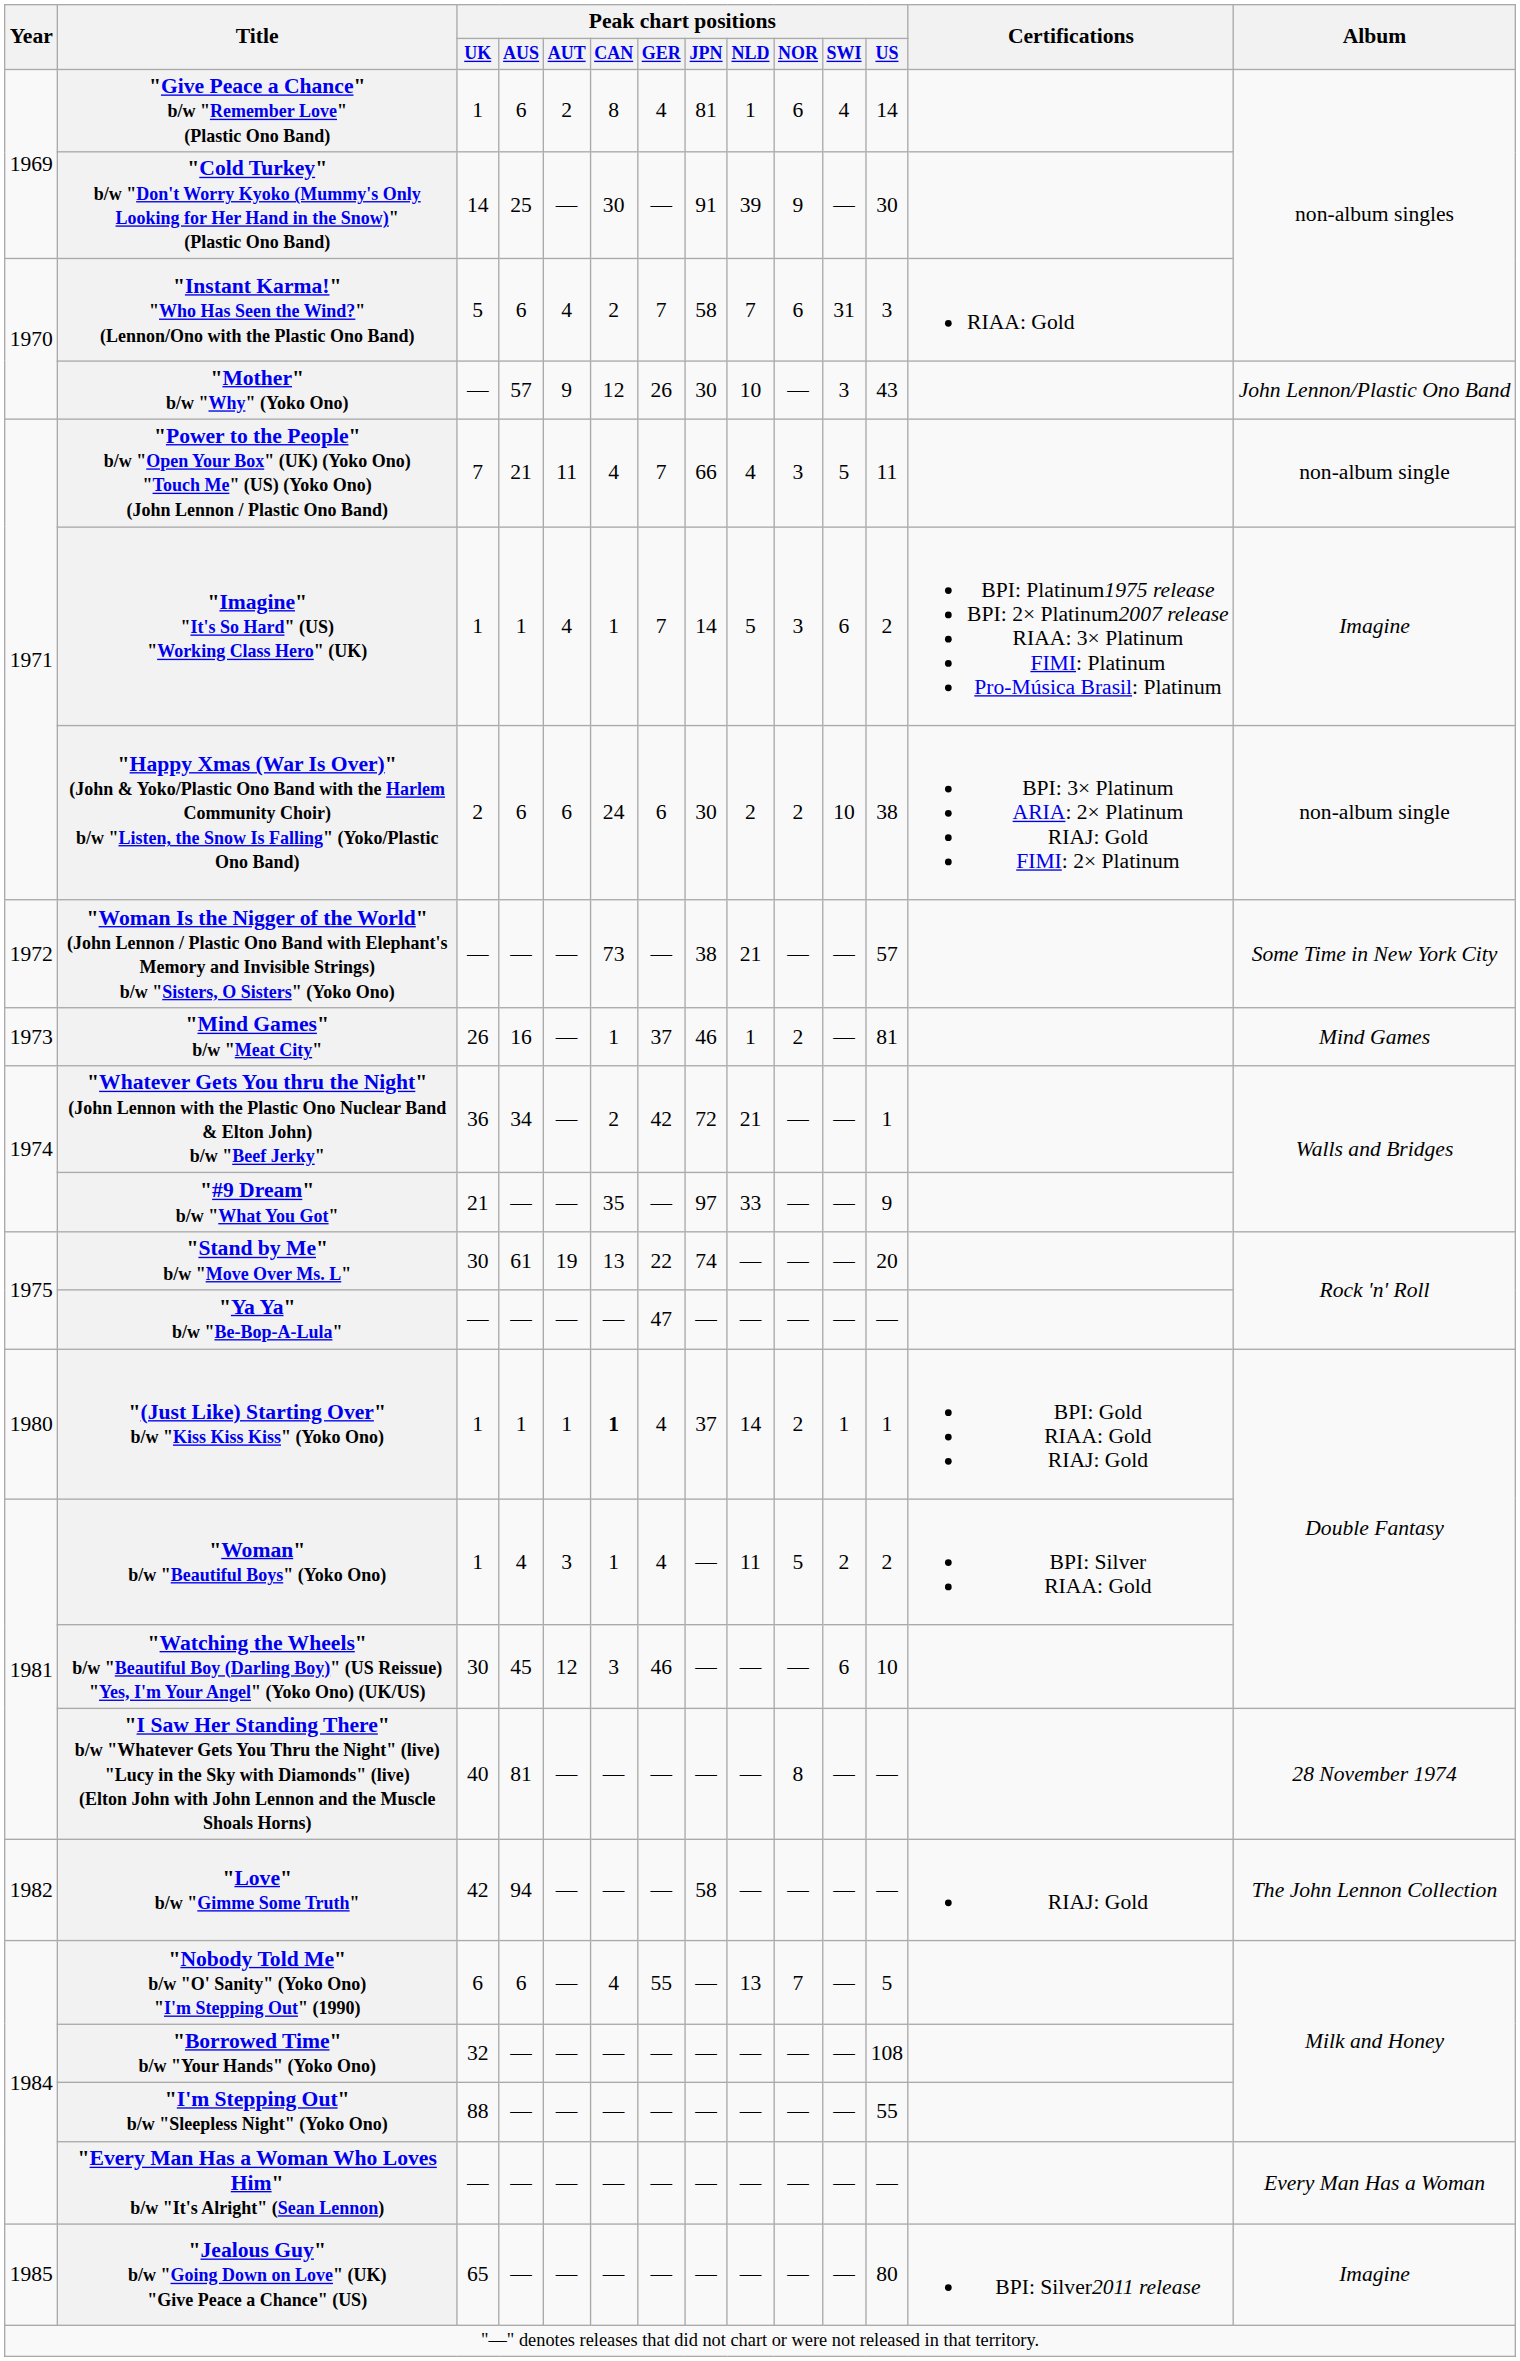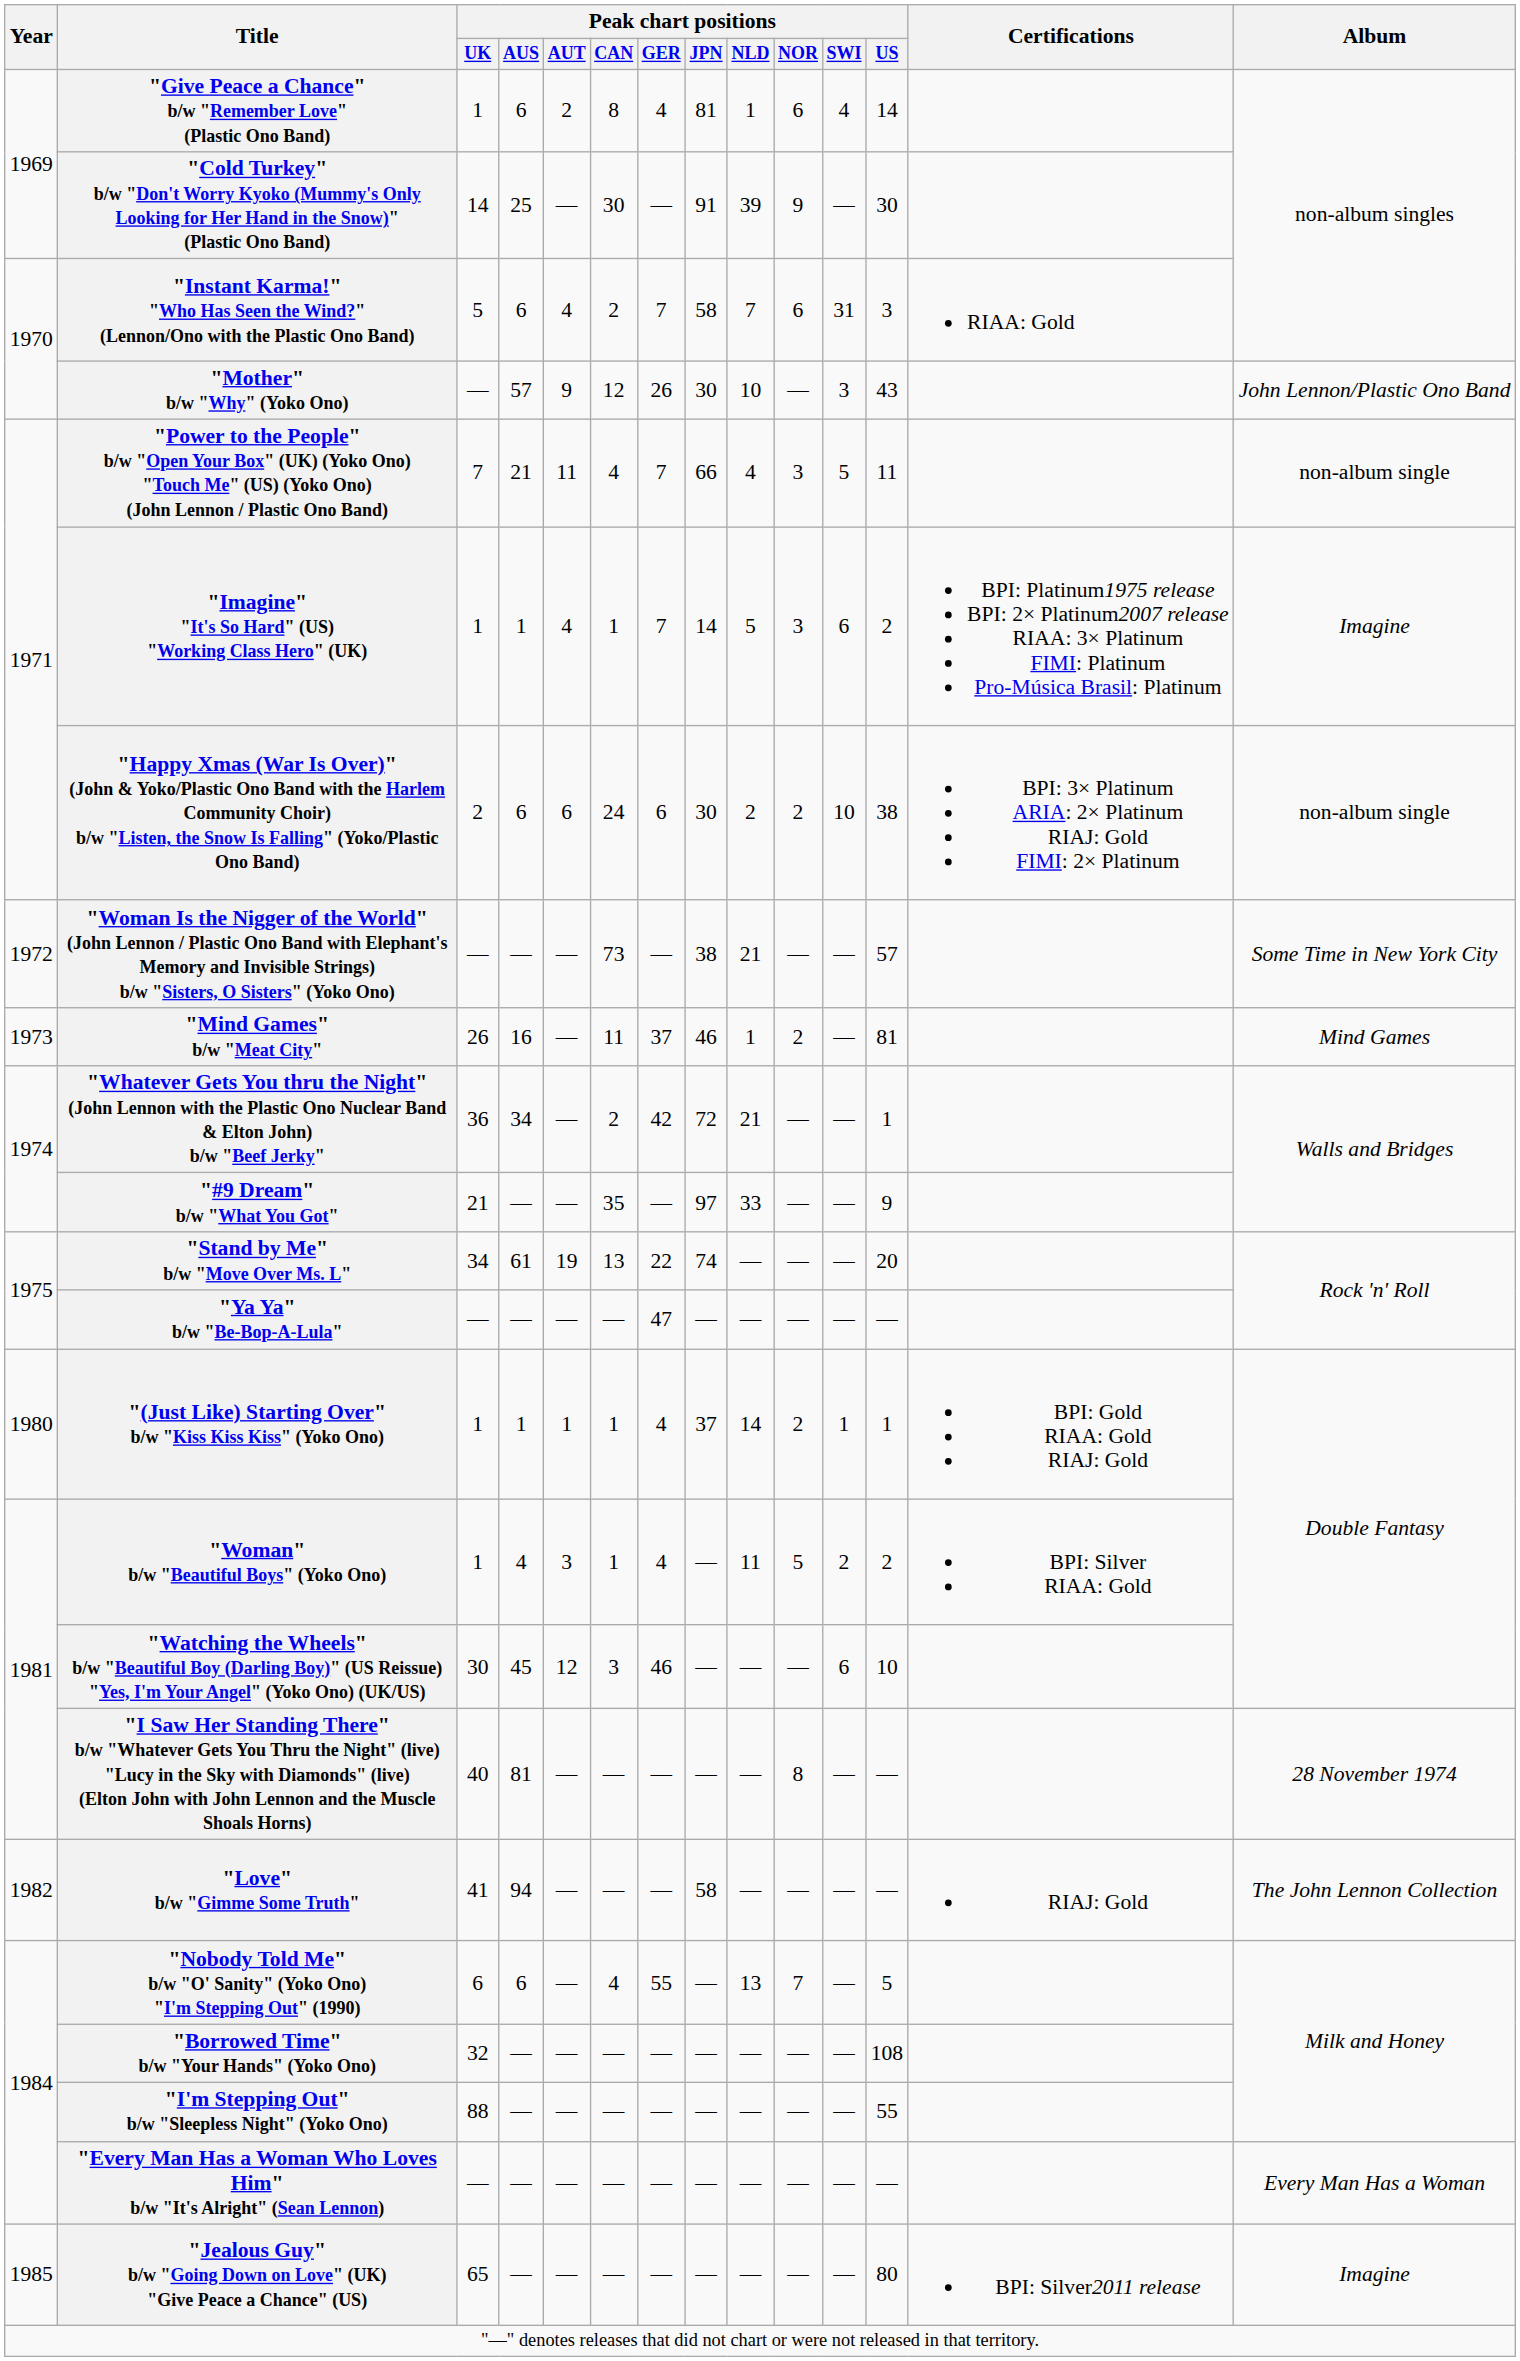(614, 1036) 1 -> (614, 1036) 11
(478, 1260) 30 -> (478, 1260) 34
(614, 1423) bold -> (614, 1423) normal
(478, 1890) 42 -> (478, 1890) 41
